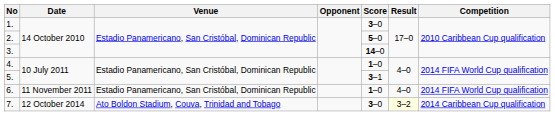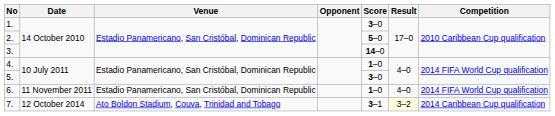(375, 77) 3–1 -> (375, 77) 3–0
(375, 104) 3–0 -> (375, 104) 3–1
